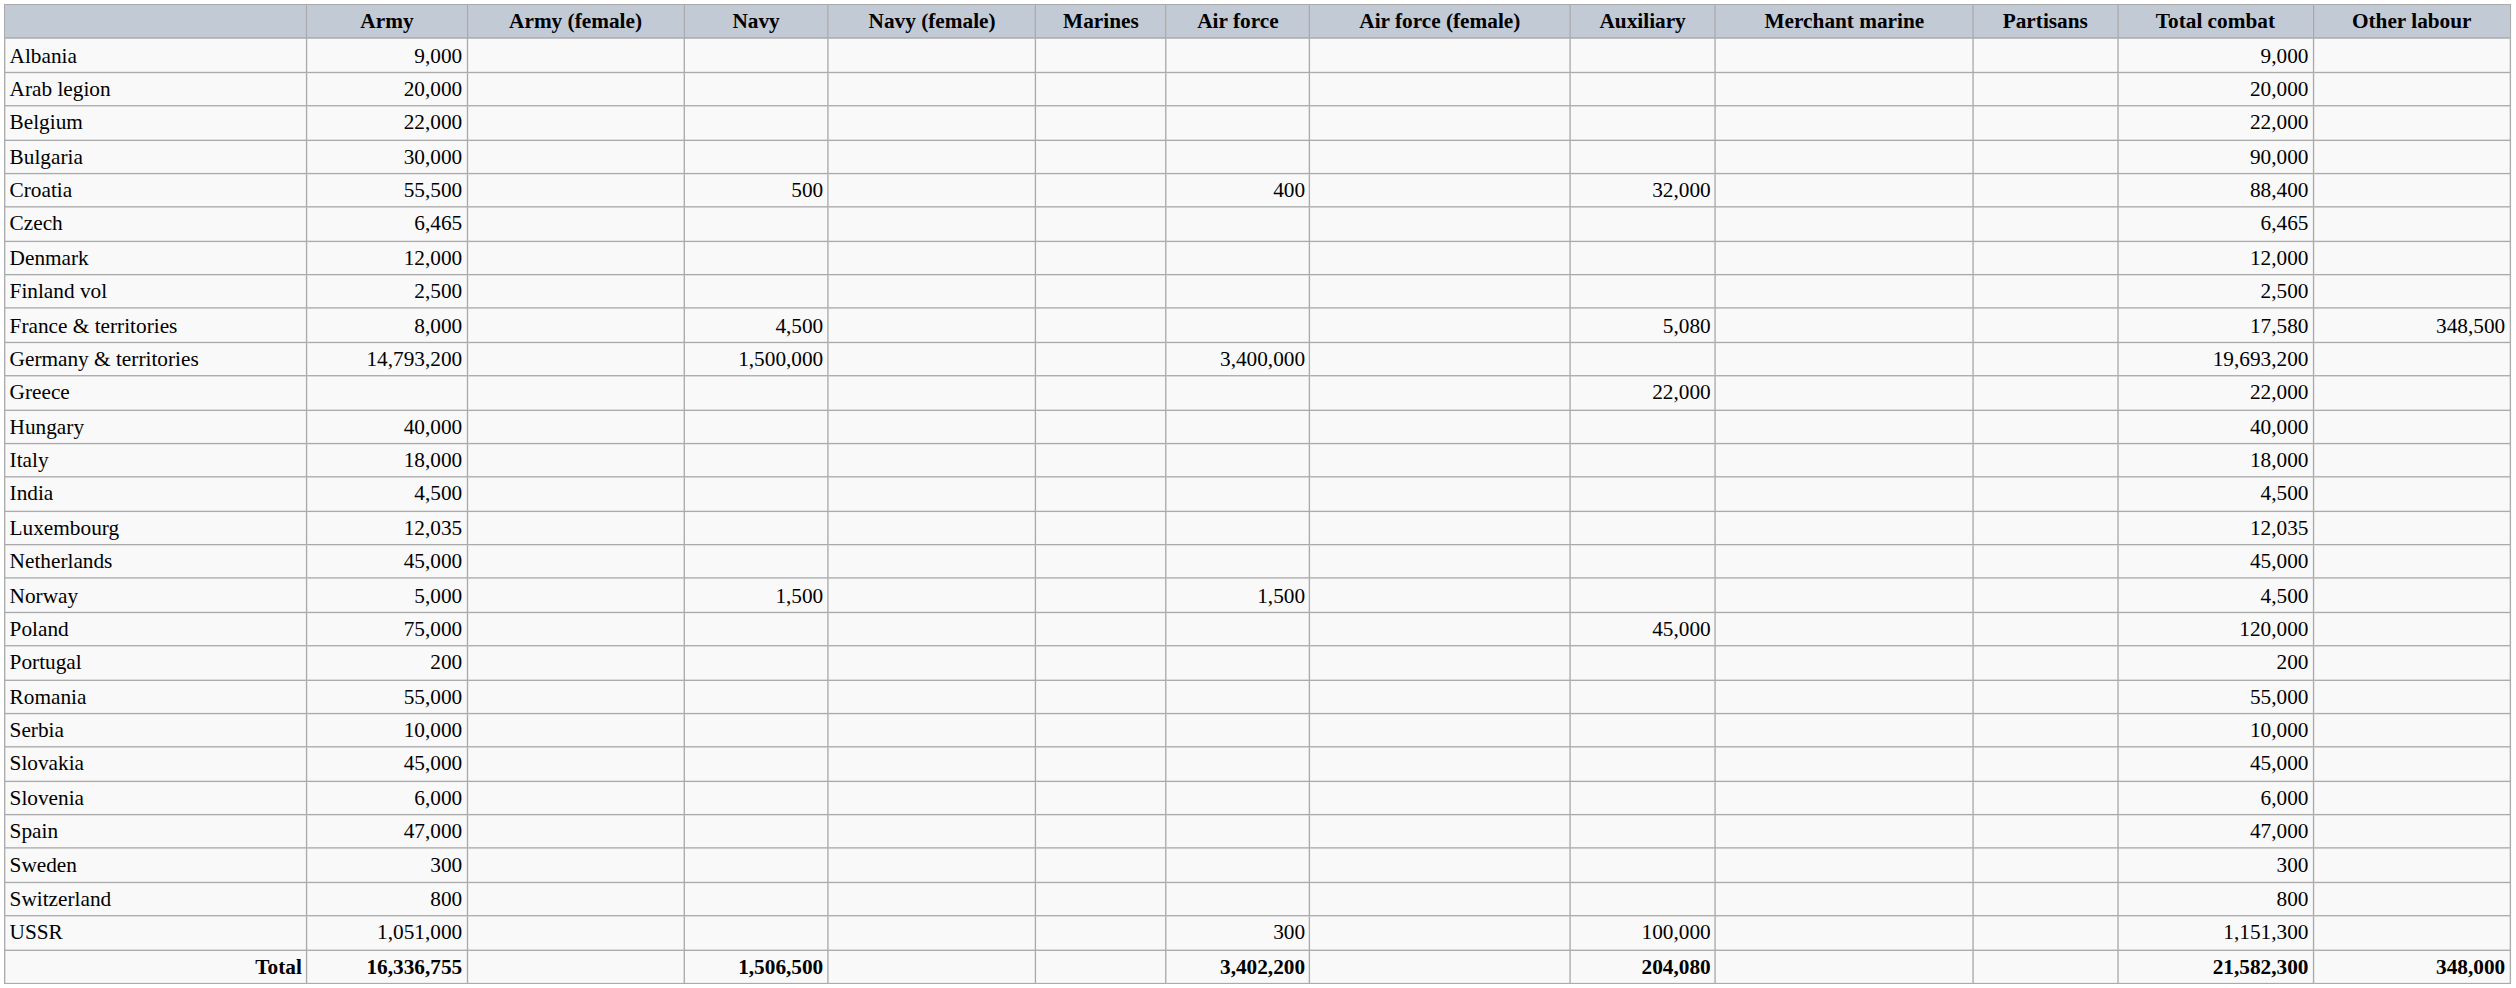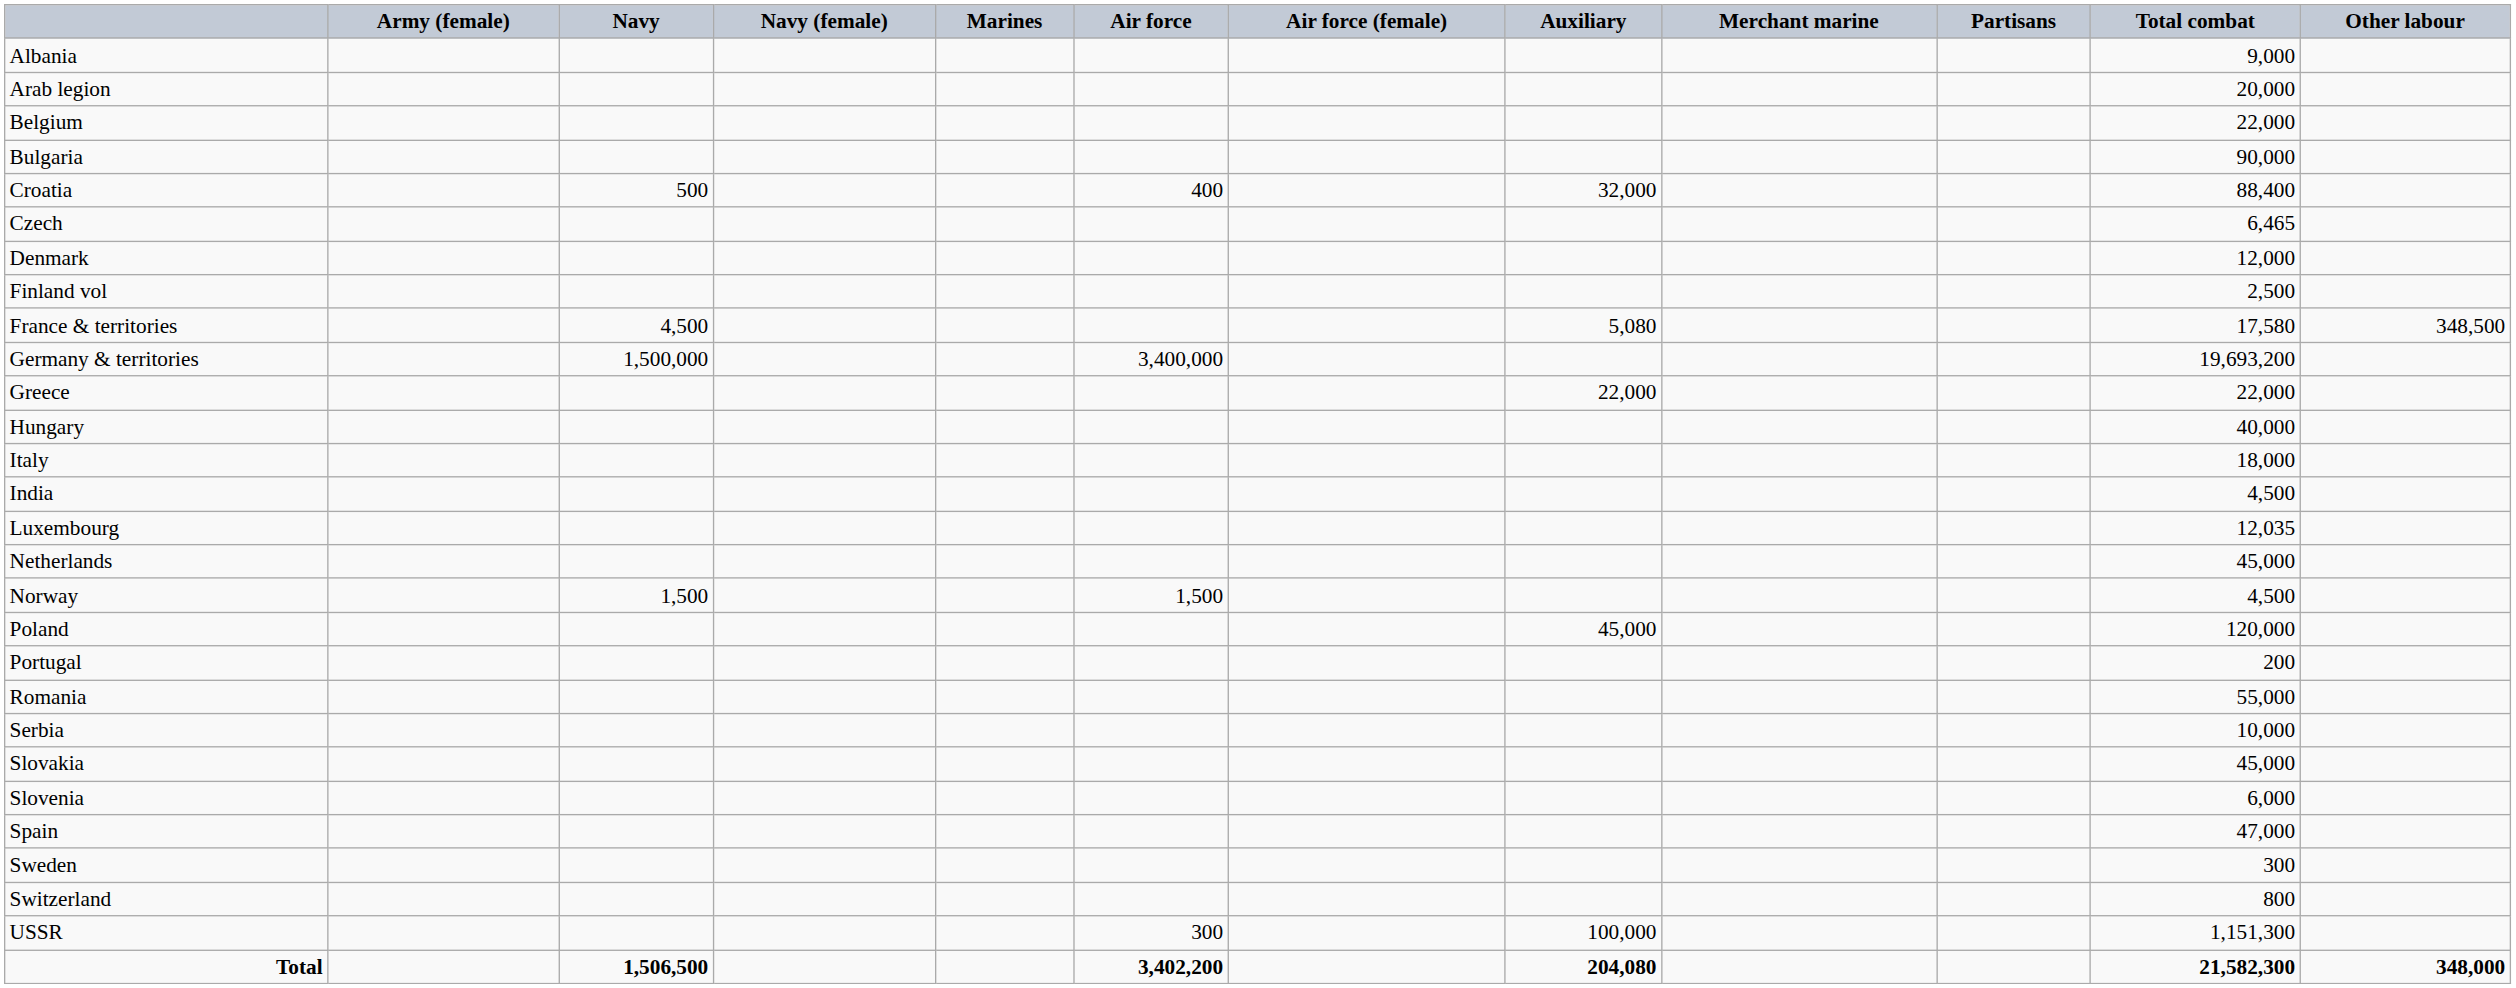- column: (387, 21)
